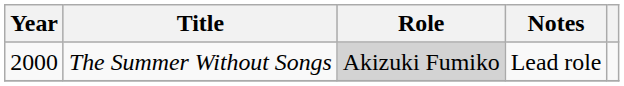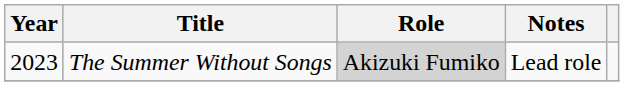(34, 61) 2000 -> (34, 61) 2023
